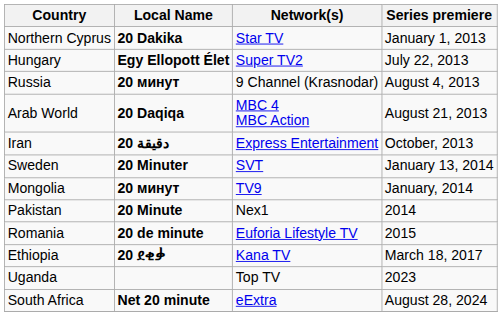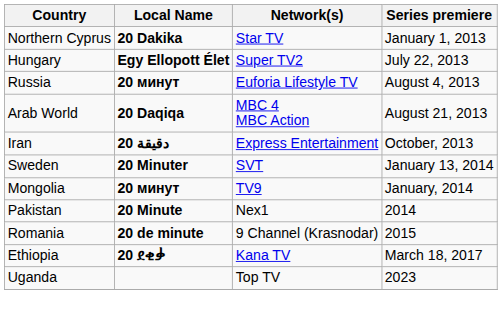(307, 82) 9 Channel (Krasnodar) -> (297, 82) Euforia Lifestyle TV
(297, 233) Euforia Lifestyle TV -> (307, 233) 9 Channel (Krasnodar)
- row: (46, 300)
